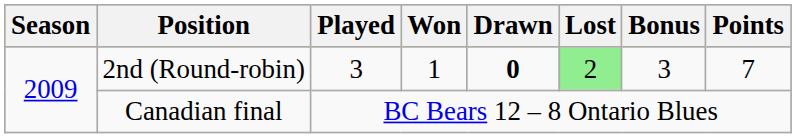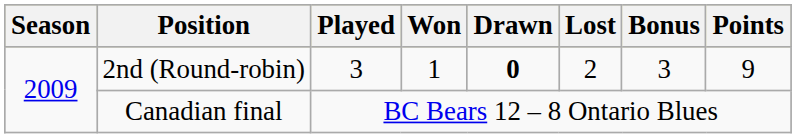(590, 68) lightgreen background -> (590, 68) no background
(748, 68) 7 -> (748, 68) 9
